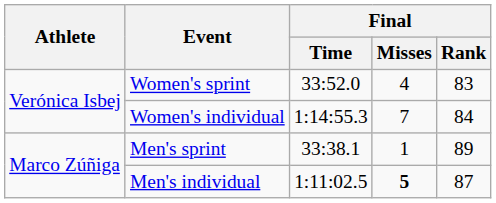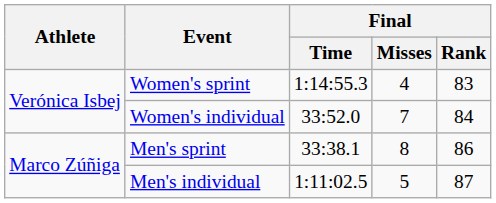(331, 85) 33:52.0 -> (331, 85) 1:14:55.3
(331, 117) 1:14:55.3 -> (331, 117) 33:52.0
(404, 149) 1 -> (404, 149) 8
(464, 149) 89 -> (464, 149) 86
(404, 181) bold -> (404, 181) normal
